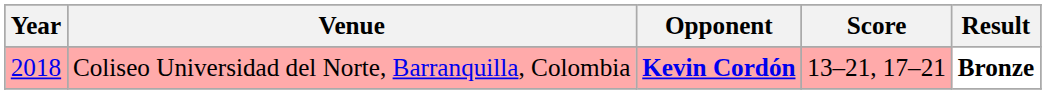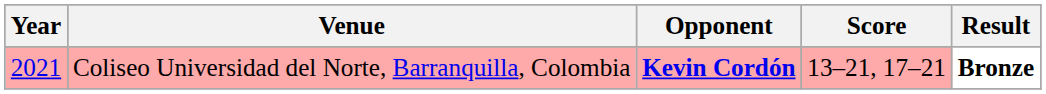(36, 67) 2018 -> (36, 67) 2021
